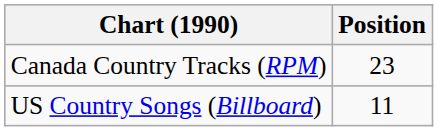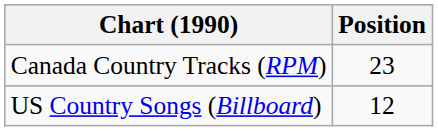(382, 105) 11 -> (382, 105) 12
